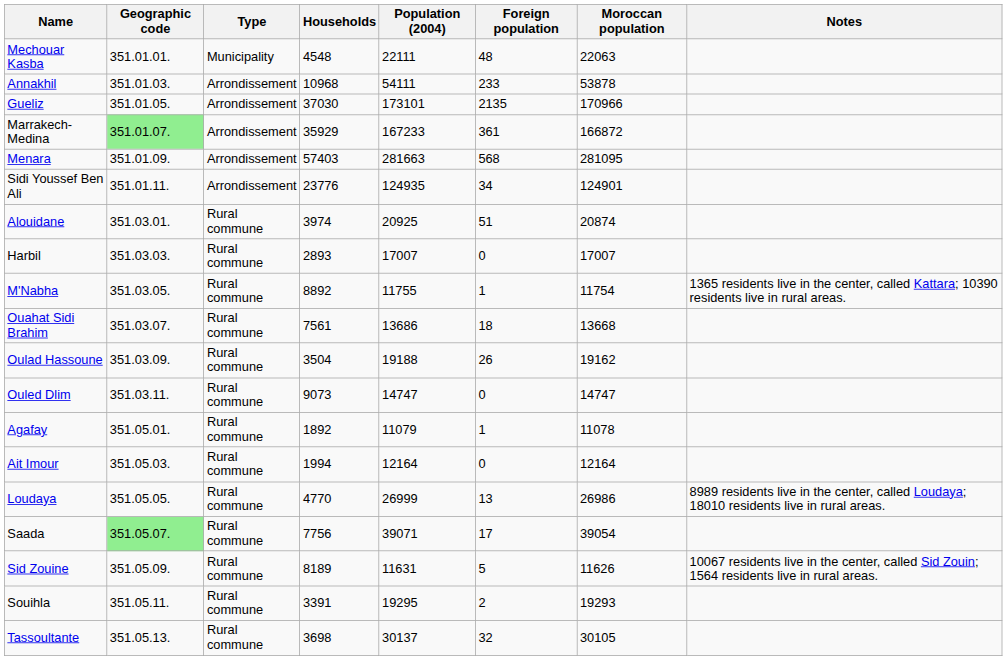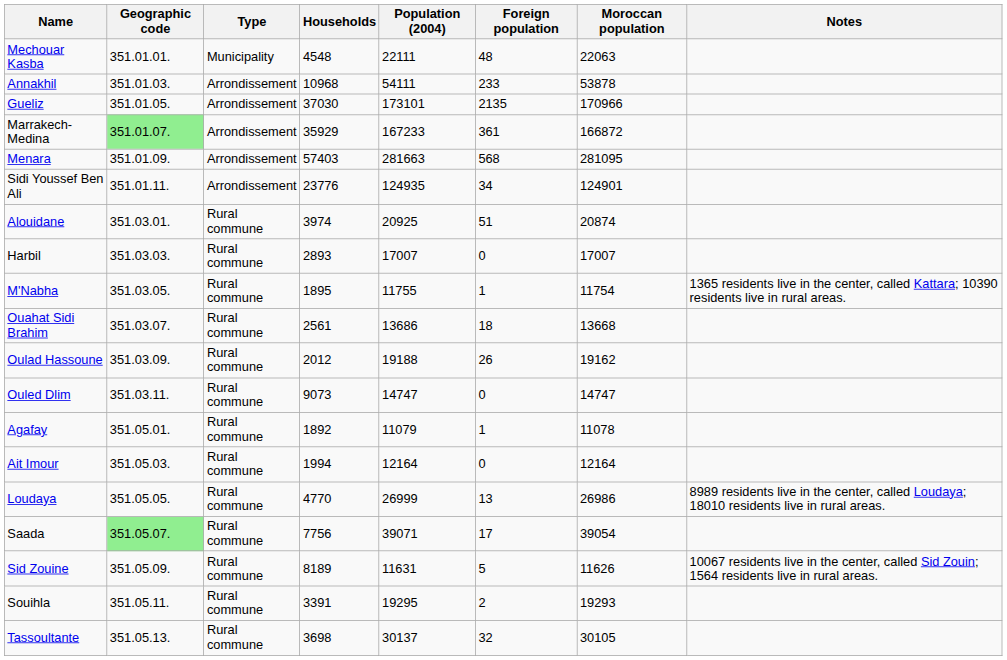(317, 290) 8892 -> (317, 290) 1895
(317, 325) 7561 -> (317, 325) 2561
(317, 360) 3504 -> (317, 360) 2012
